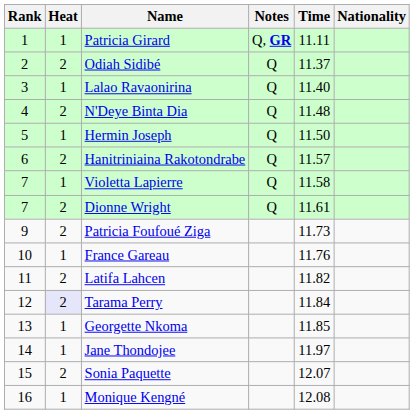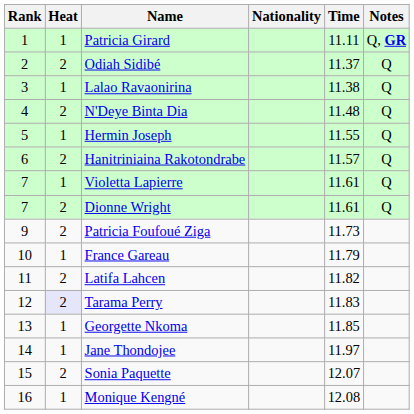columns swapped: (372, 16) <-> (272, 16)
(314, 88) 11.40 -> (344, 88) 11.38
(314, 135) 11.50 -> (344, 135) 11.55
(314, 183) 11.58 -> (344, 183) 11.61
(314, 254) 11.76 -> (344, 254) 11.79
(314, 302) 11.84 -> (344, 302) 11.83
